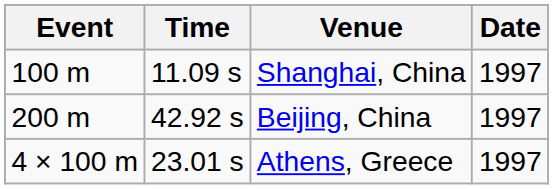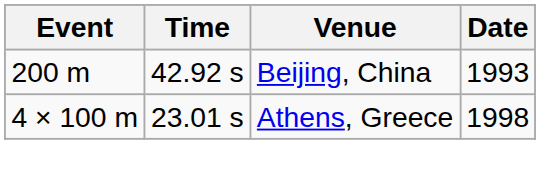- row: (361, 72)
(510, 117) 1997 -> (498, 72) 1993
(510, 162) 1997 -> (498, 117) 1998
